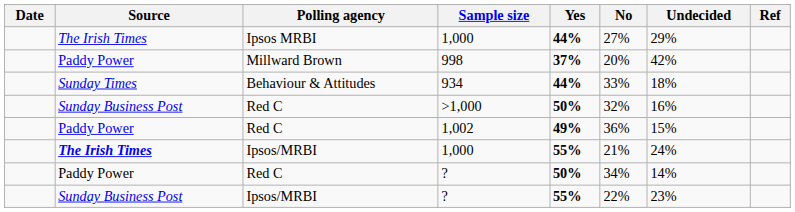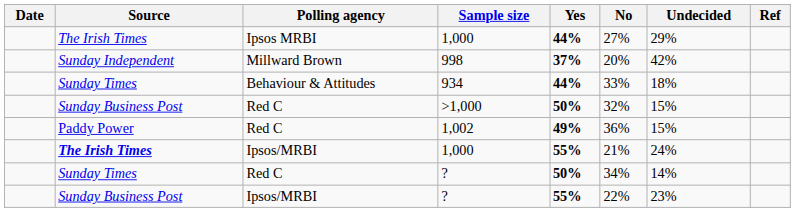(96, 60) Paddy Power -> (116, 60) Sunday Independent
(664, 106) 16% -> (664, 106) 15%
(96, 173) Paddy Power -> (98, 173) Sunday Times
